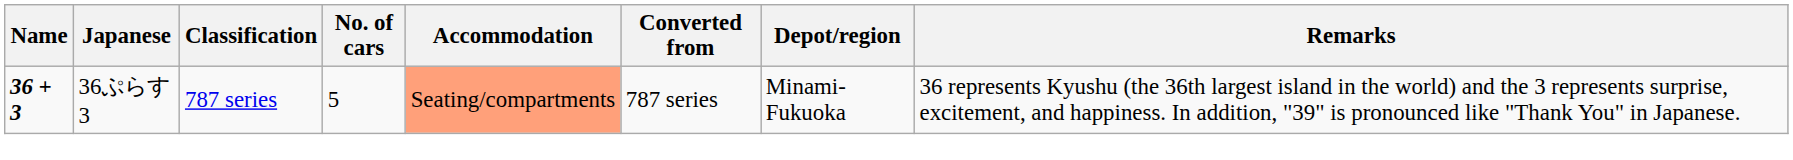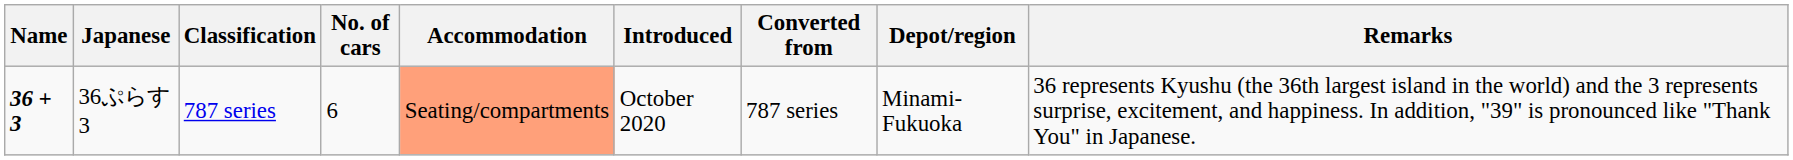+ column: (678, 35)
(333, 99) 5 -> (332, 110) 6
